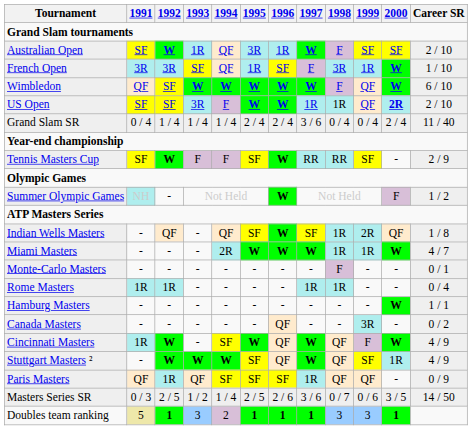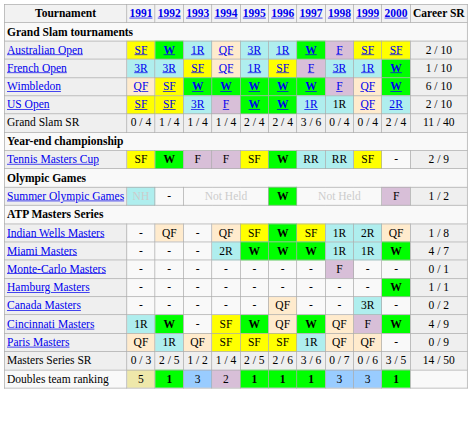(396, 104) bold -> (396, 104) normal
- row: (40, 287)
- row: (50, 360)
